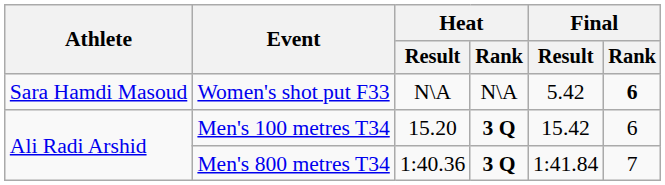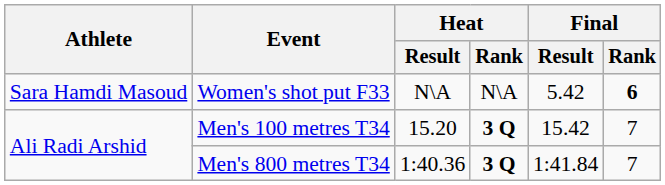(632, 127) 6 -> (632, 127) 7
